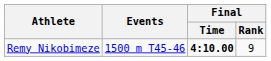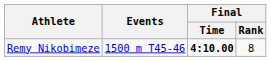(251, 47) 9 -> (251, 47) 8
